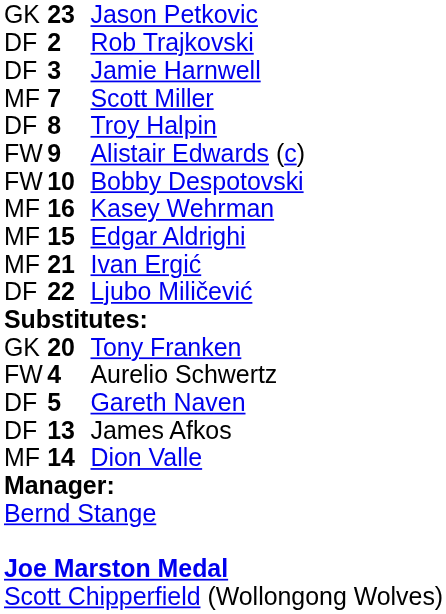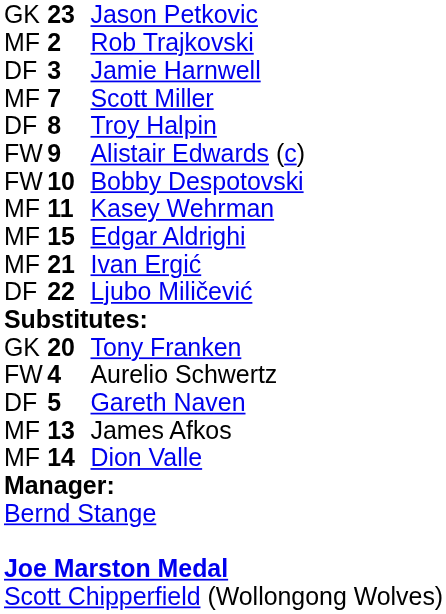(21, 43) DF -> (22, 43) MF
(61, 209) 16 -> (60, 209) 11
(21, 430) DF -> (22, 430) MF
